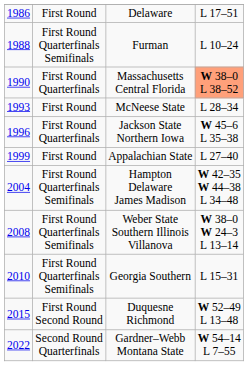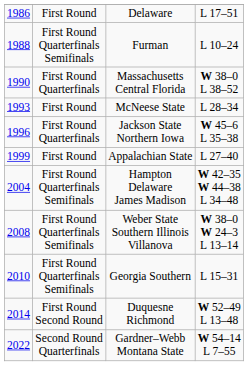(219, 82) lightsalmon background -> (219, 82) no background
(19, 314) 2015 -> (19, 314) 2014
